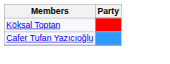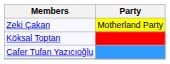+ row: (28, 25)
